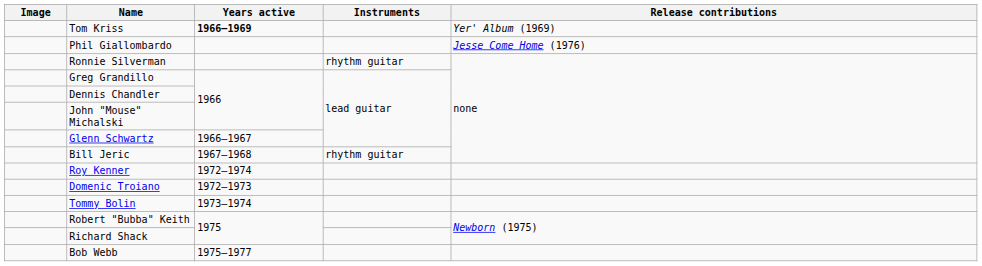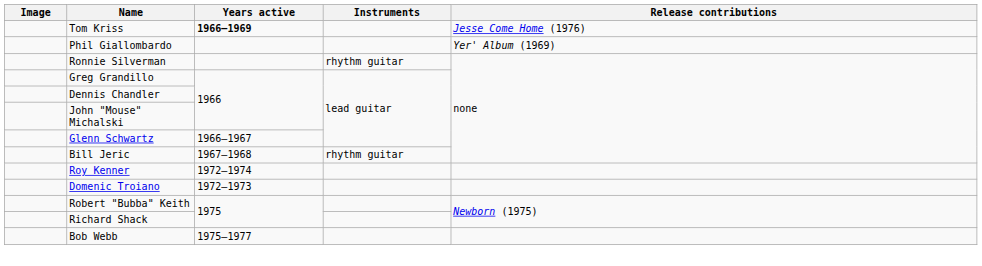(504, 29) Yer' Album (1969) -> (519, 29) Jesse Come Home (1976)
(519, 45) Jesse Come Home (1976) -> (504, 45) Yer' Album (1969)
- row: (102, 204)
